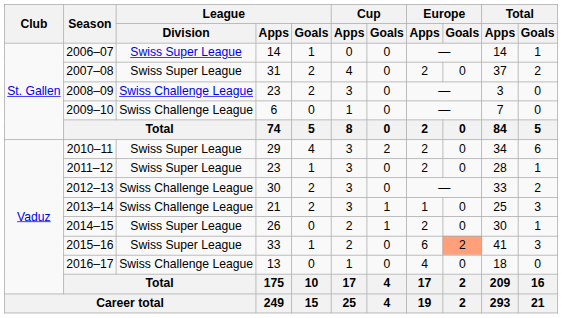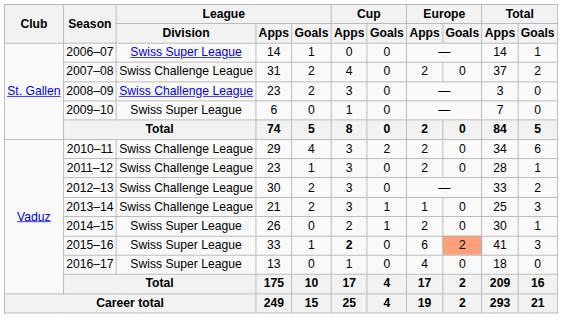(186, 71) Swiss Super League -> (186, 71) Swiss Challenge League
(186, 110) Swiss Challenge League -> (186, 110) Swiss Super League
(186, 149) Swiss Super League -> (186, 149) Swiss Challenge League
(186, 168) Swiss Super League -> (186, 168) Swiss Challenge League
(349, 245) normal -> (349, 245) bold
(186, 264) Swiss Challenge League -> (186, 264) Swiss Super League
